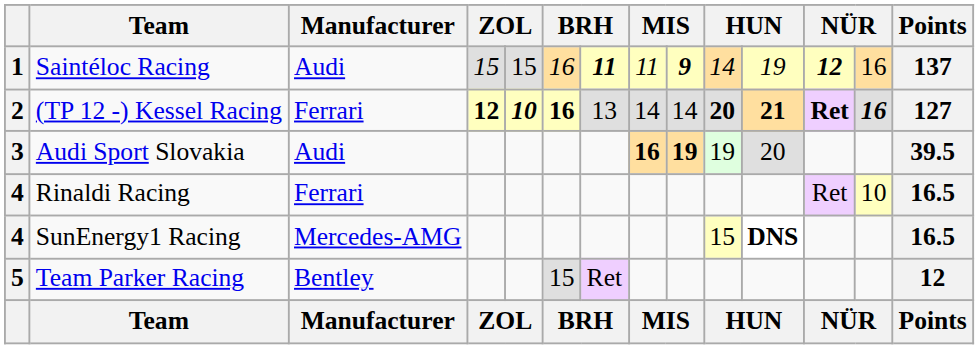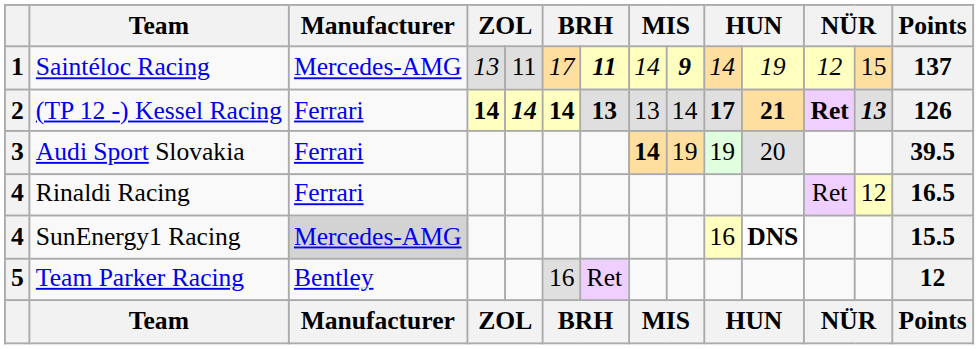(320, 67) Audi -> (378, 67) Mercedes-AMG
(486, 67) 15 -> (486, 67) 13
(524, 67) 15 -> (524, 67) 11
(562, 67) 16 -> (562, 67) 17
(647, 67) 11 -> (647, 67) 14
(830, 67) bold -> (830, 67) normal
(874, 67) 16 -> (874, 67) 15
(486, 109) 12 -> (486, 109) 14
(524, 109) 10 -> (524, 109) 14
(562, 109) 16 -> (562, 109) 14
(604, 109) normal -> (604, 109) bold
(647, 109) 14 -> (647, 109) 13
(722, 109) 20 -> (722, 109) 17
(874, 109) 16 -> (874, 109) 13
(933, 109) 127 -> (933, 109) 126
(320, 151) Audi -> (329, 151) Ferrari
(647, 151) 16 -> (647, 151) 14
(685, 151) bold -> (685, 151) normal
(874, 193) 10 -> (874, 193) 12
(378, 236) no background -> (378, 236) lightgrey background
(722, 236) 15 -> (722, 236) 16
(933, 236) 16.5 -> (933, 236) 15.5
(562, 278) 15 -> (562, 278) 16
